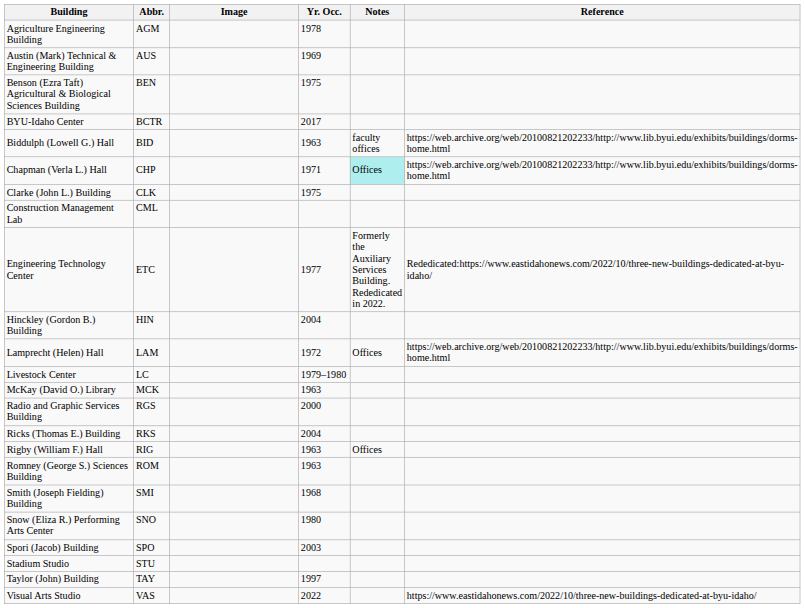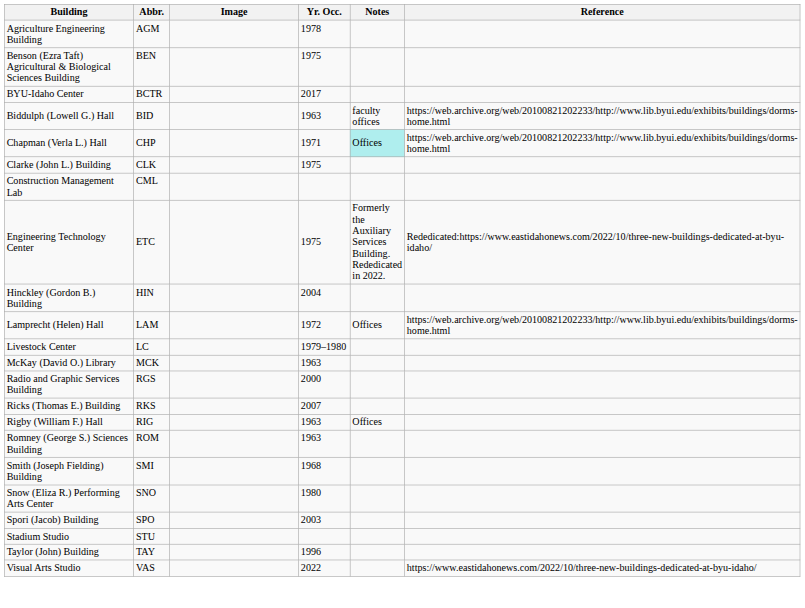- row: (61, 61)
(311, 269) 1977 -> (311, 242) 1975
(311, 433) 2004 -> (311, 406) 2007
(311, 579) 1997 -> (311, 552) 1996
